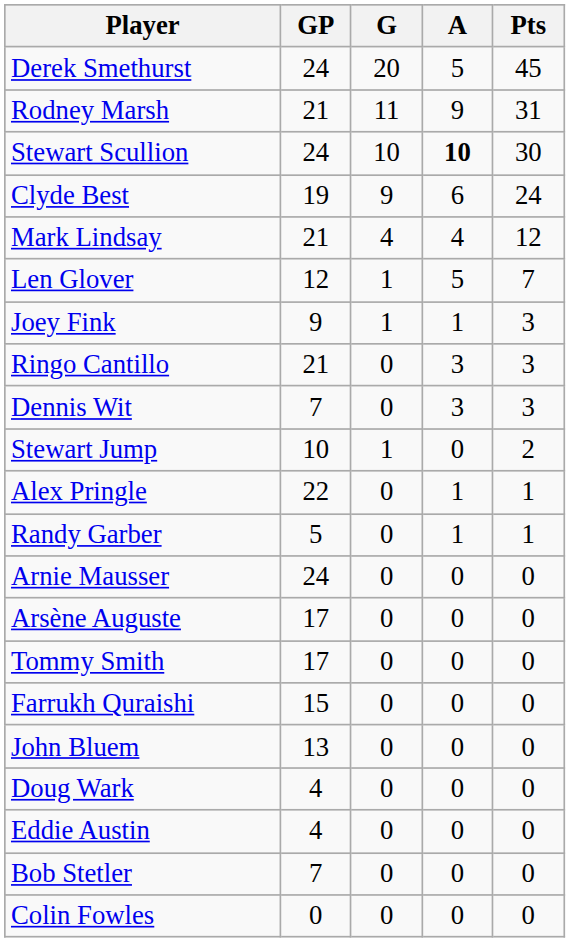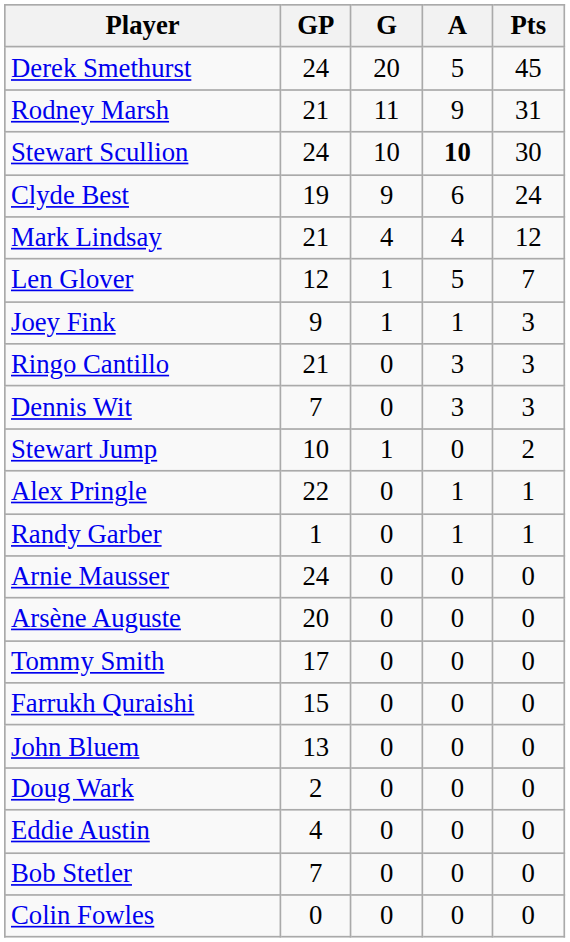(316, 534) 5 -> (316, 534) 1
(316, 618) 17 -> (316, 618) 20
(316, 788) 4 -> (316, 788) 2
